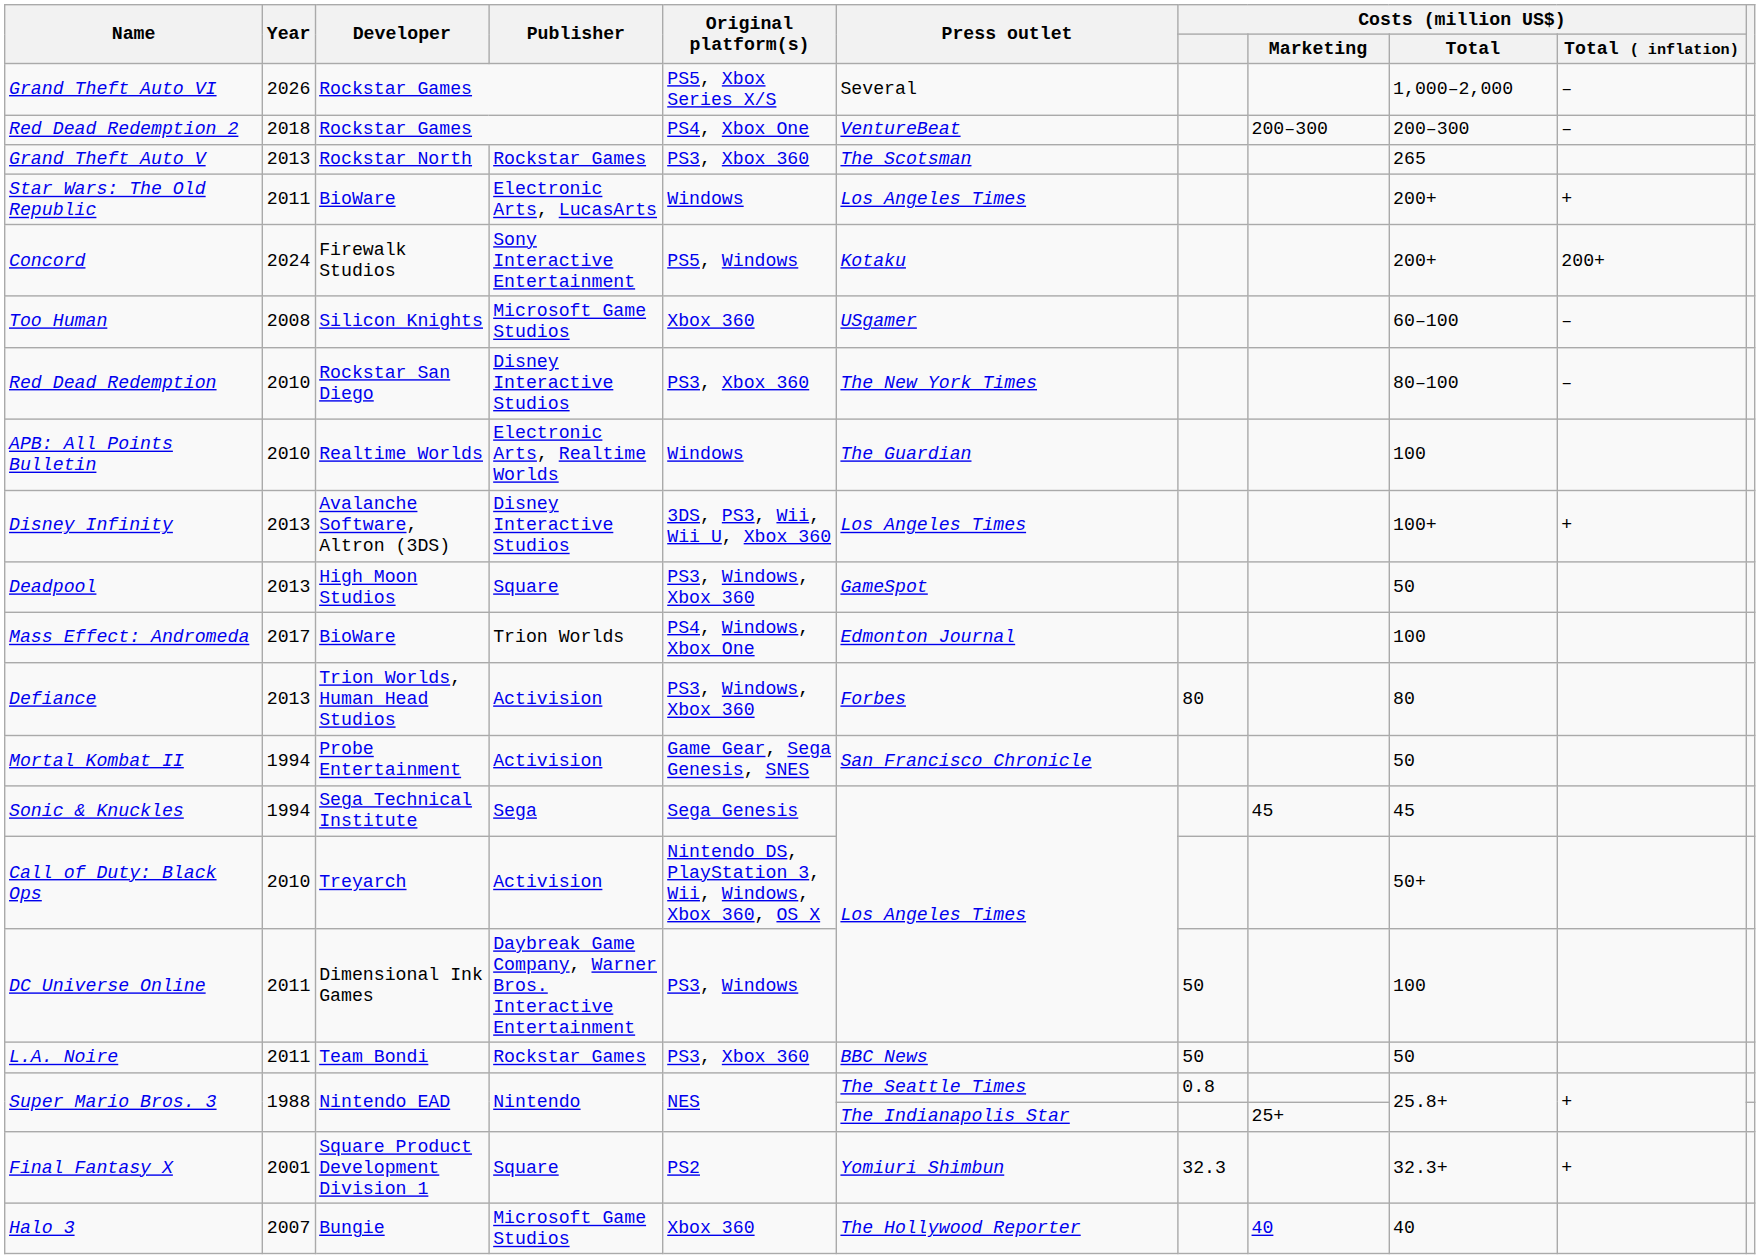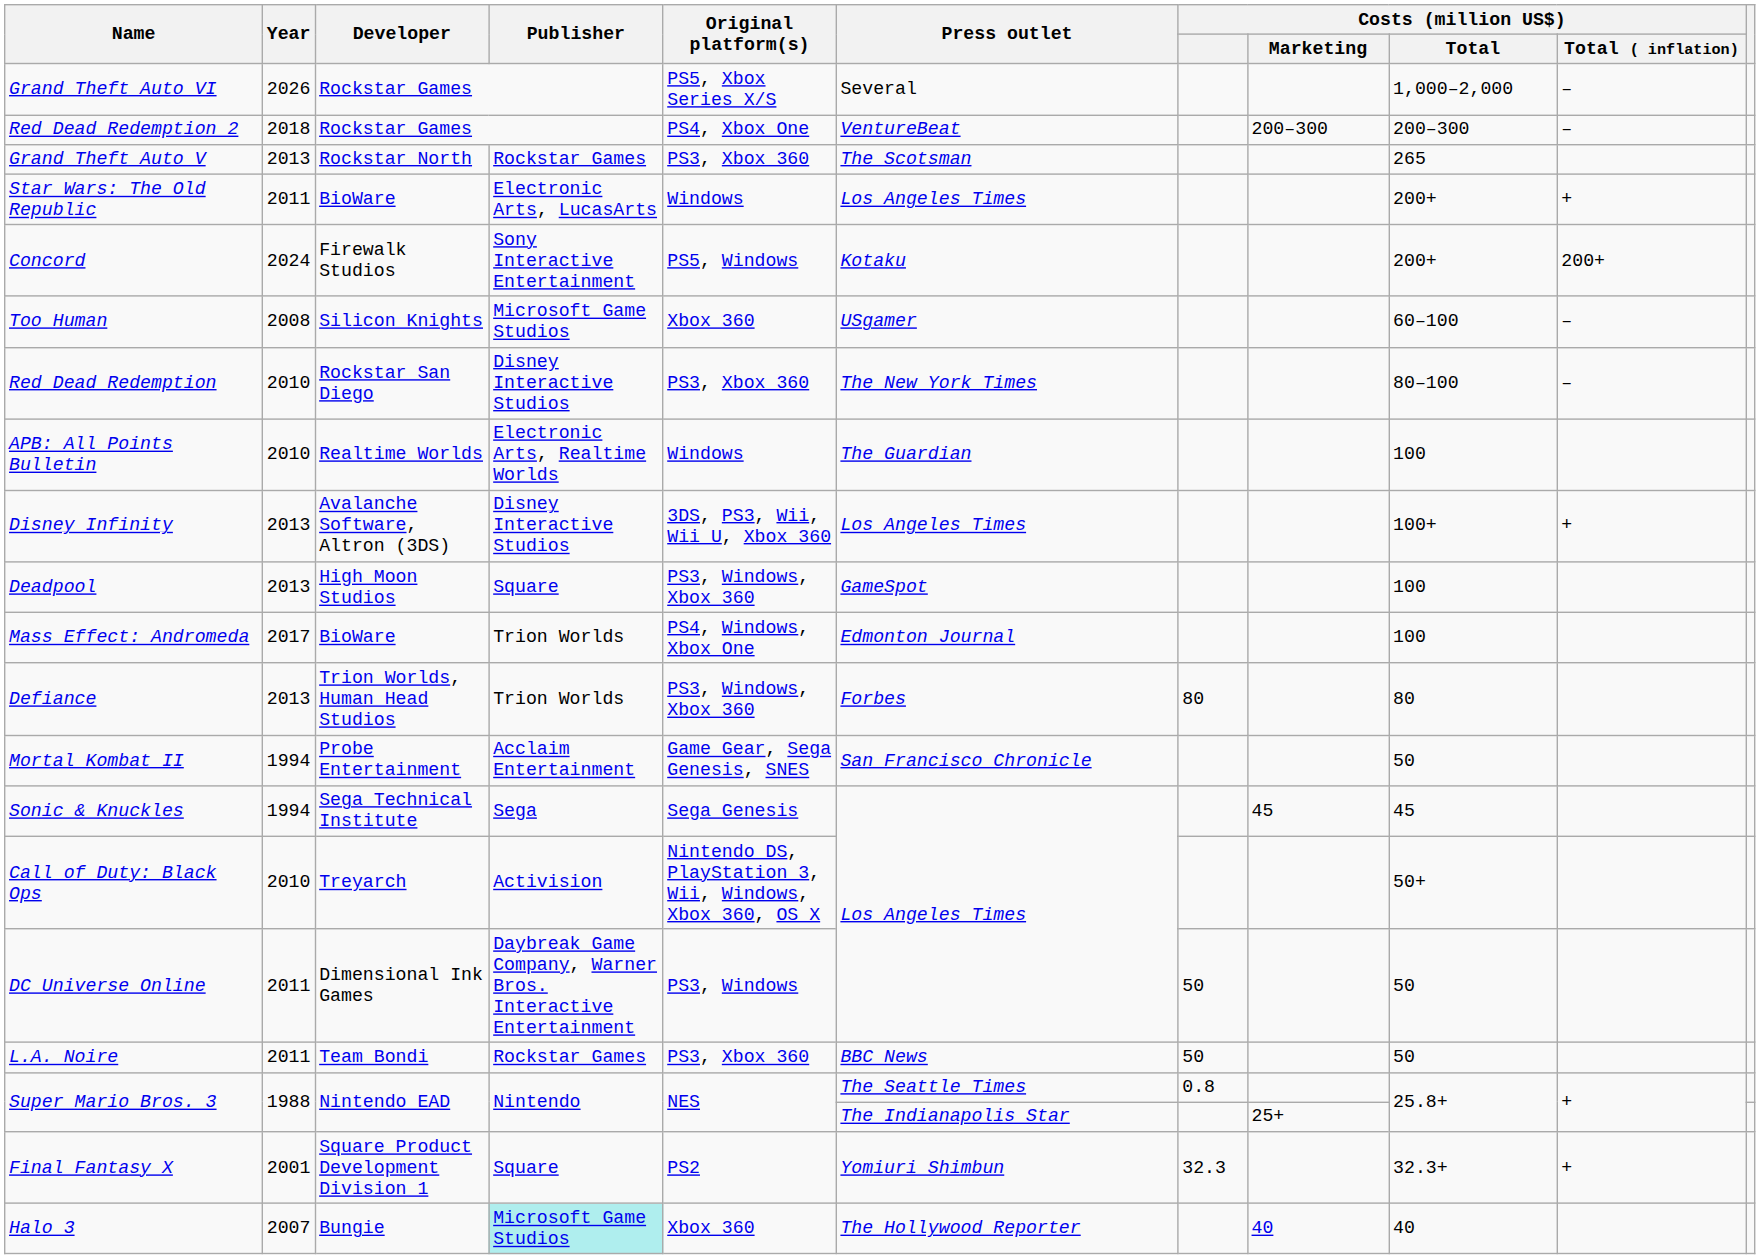(1404, 587) 50 -> (1409, 587) 100
(548, 699) Activision -> (559, 699) Trion Worlds
(548, 760) Activision -> (564, 760) Acclaim Entertainment
(1409, 986) 100 -> (1404, 986) 50
(570, 1229) no background -> (570, 1229) paleturquoise background
